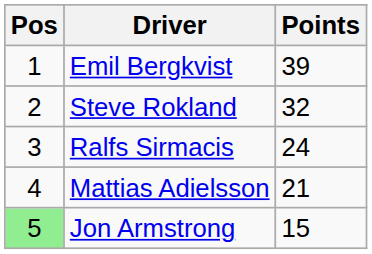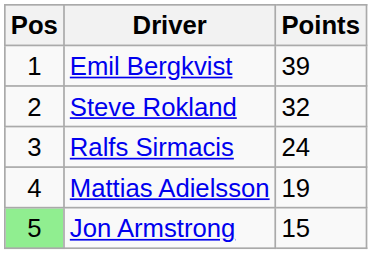(296, 188) 21 -> (296, 188) 19
